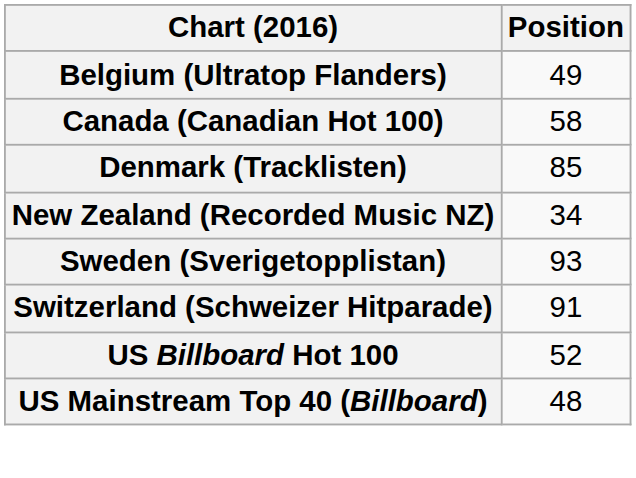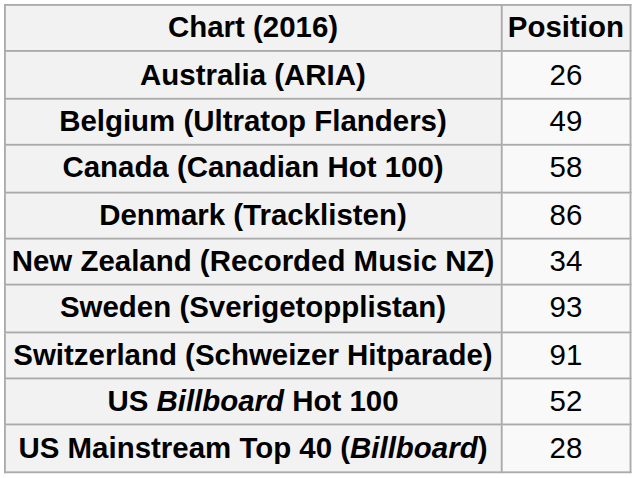+ row: (253, 74)
(566, 167) 85 -> (566, 214) 86
(566, 401) 48 -> (566, 448) 28
